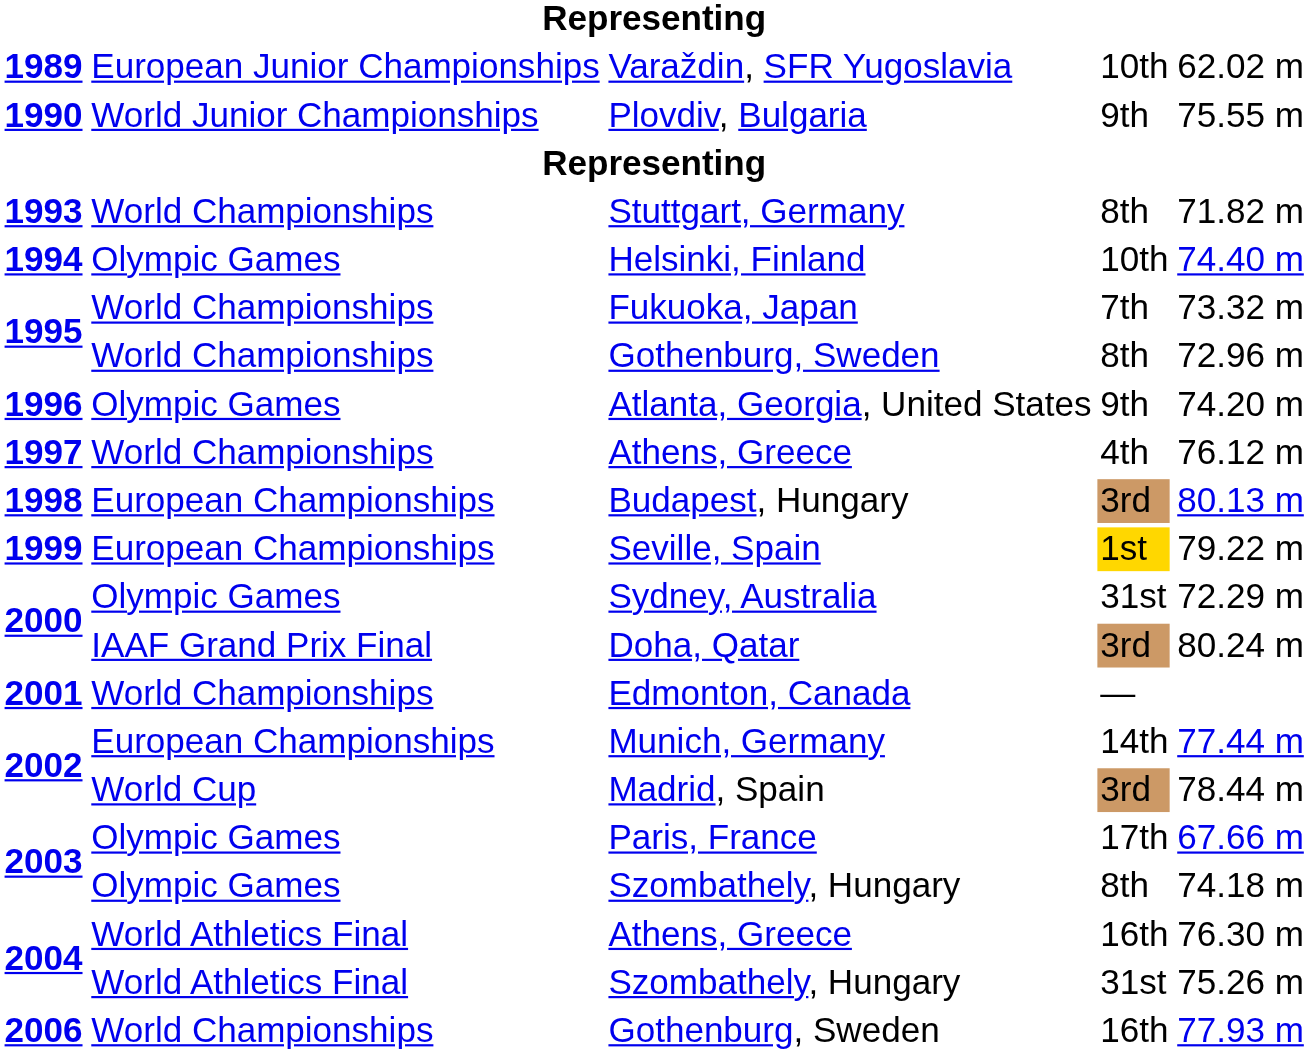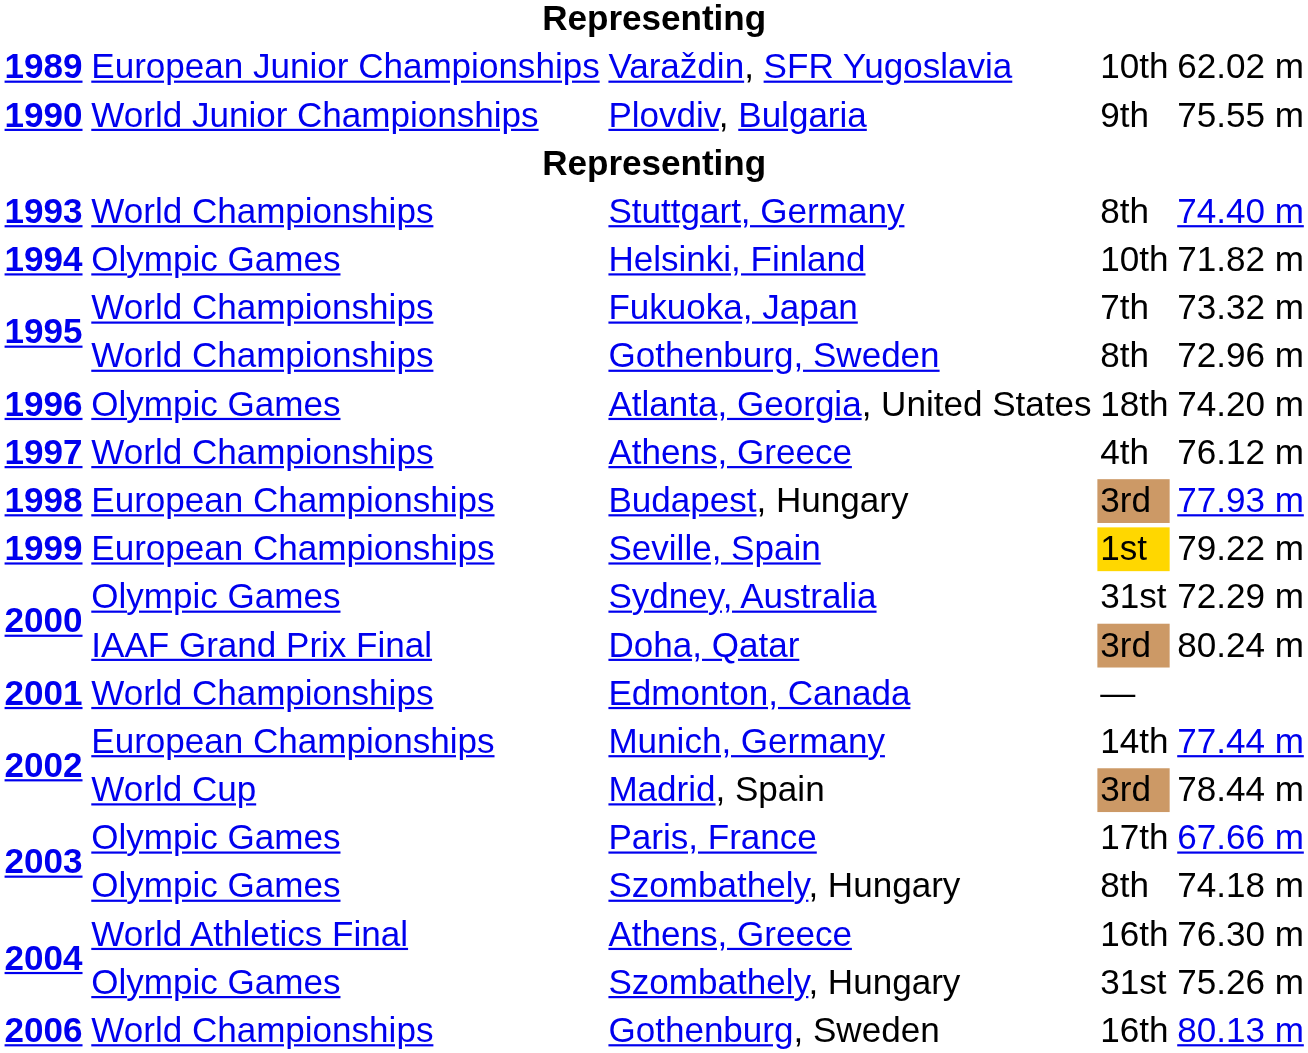(1241, 211) 71.82 m -> (1241, 211) 74.40 m
(1241, 259) 74.40 m -> (1241, 259) 71.82 m
(1125, 404) 9th -> (1134, 404) 18th
(1241, 500) 80.13 m -> (1241, 500) 77.93 m
(250, 982) World Athletics Final -> (216, 982) Olympic Games
(1241, 1030) 77.93 m -> (1241, 1030) 80.13 m
